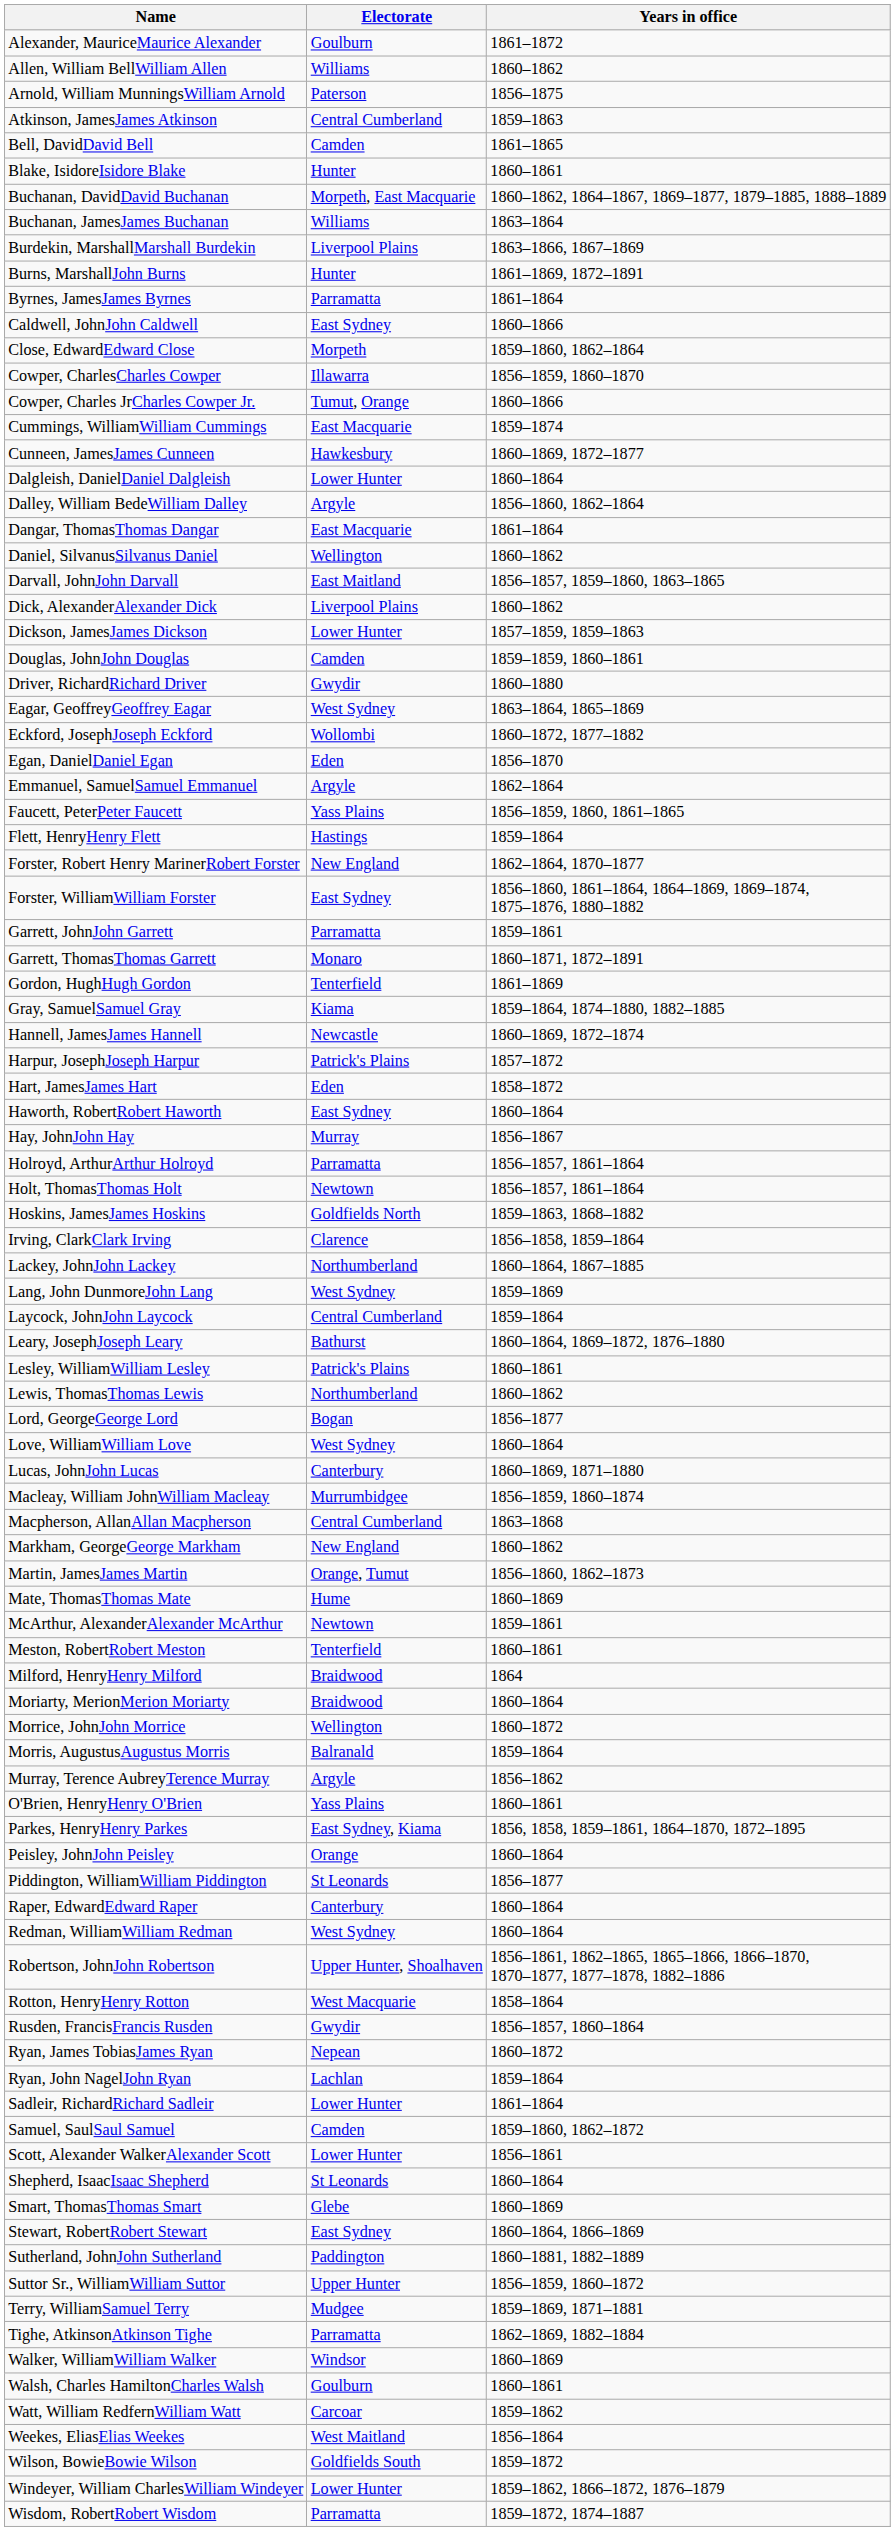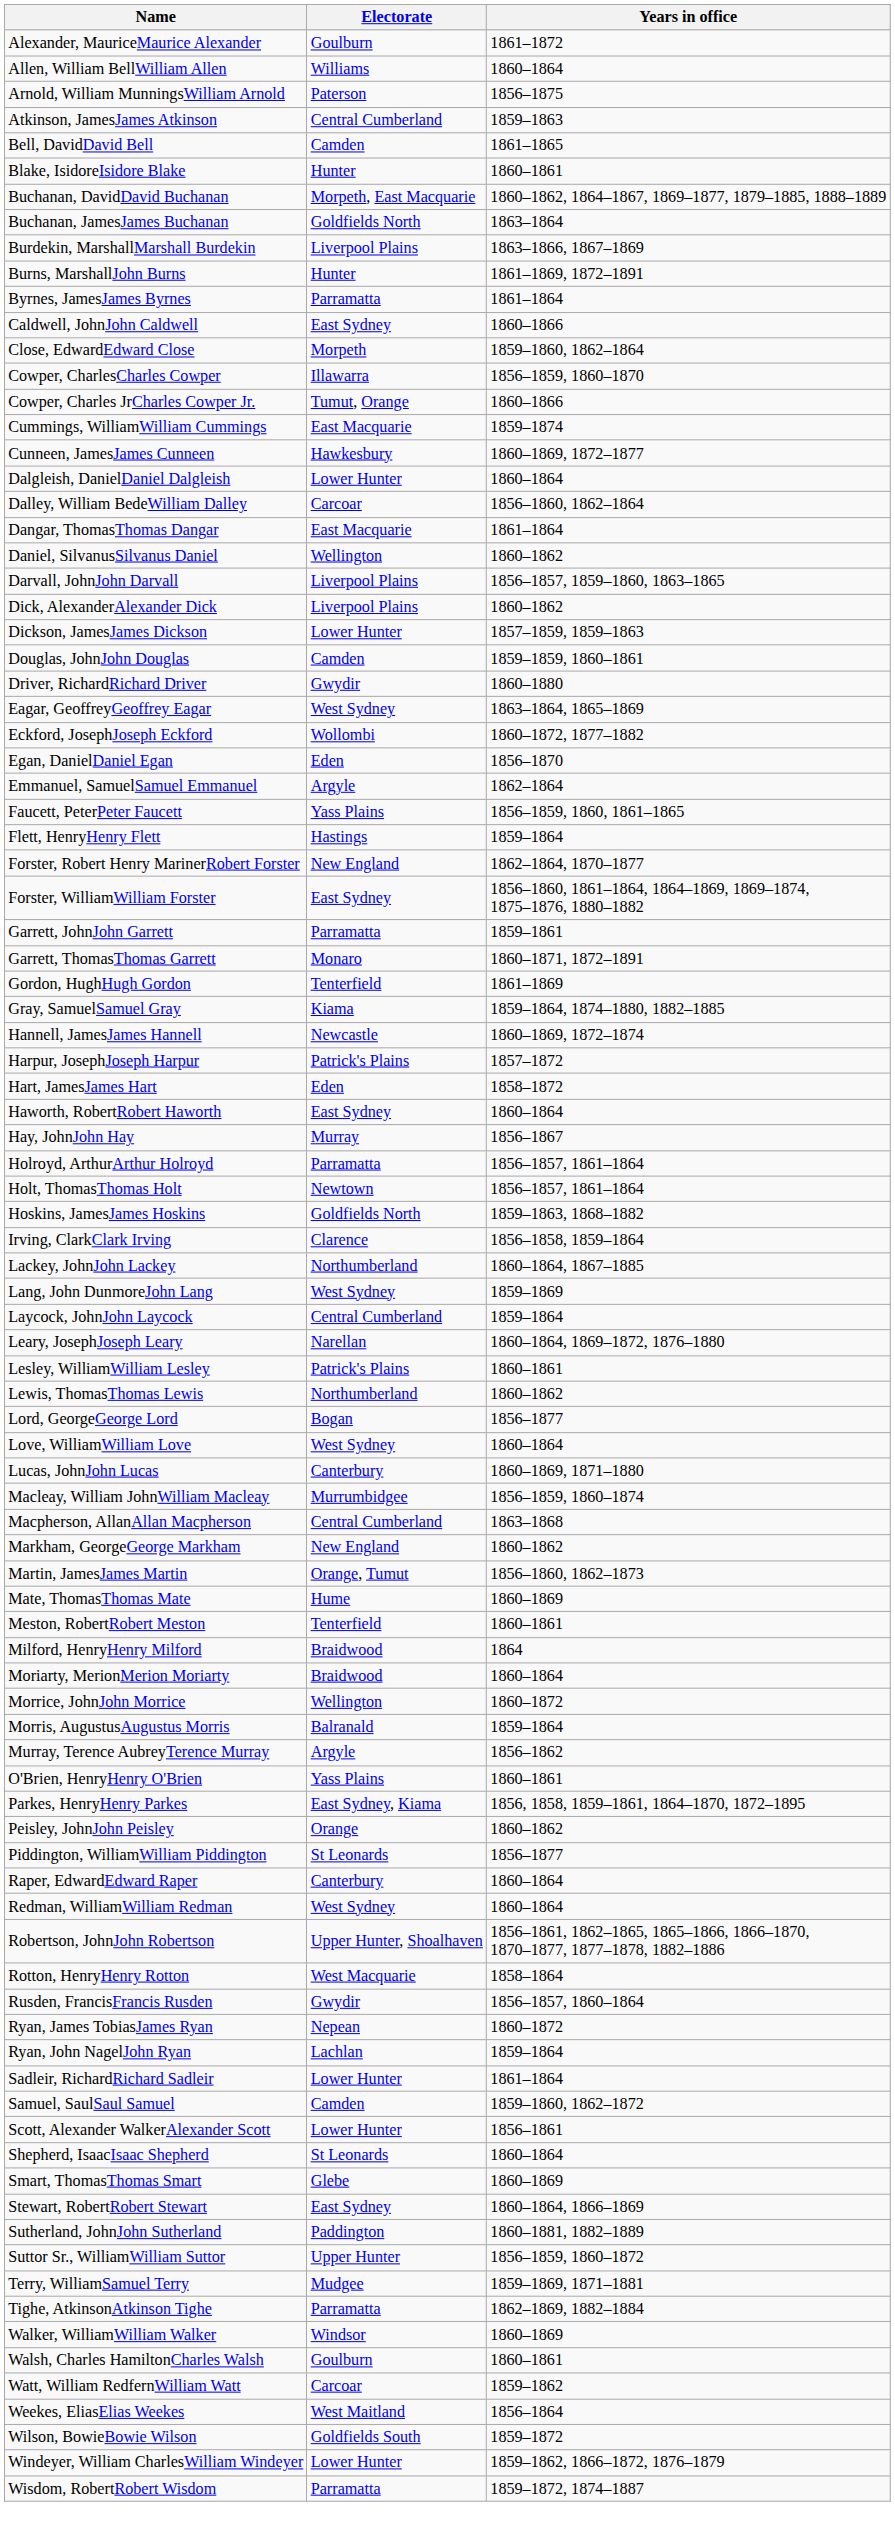(527, 68) 1860–1862 -> (527, 68) 1860–1864
(340, 222) Williams -> (366, 222) Goldfields North
(333, 504) Argyle -> (336, 504) Carcoar
(356, 581) East Maitland -> (364, 581) Liverpool Plains
(338, 1342) Bathurst -> (339, 1342) Narellan
- row: (145, 1624)
(527, 1855) 1860–1864 -> (527, 1829) 1860–1862
